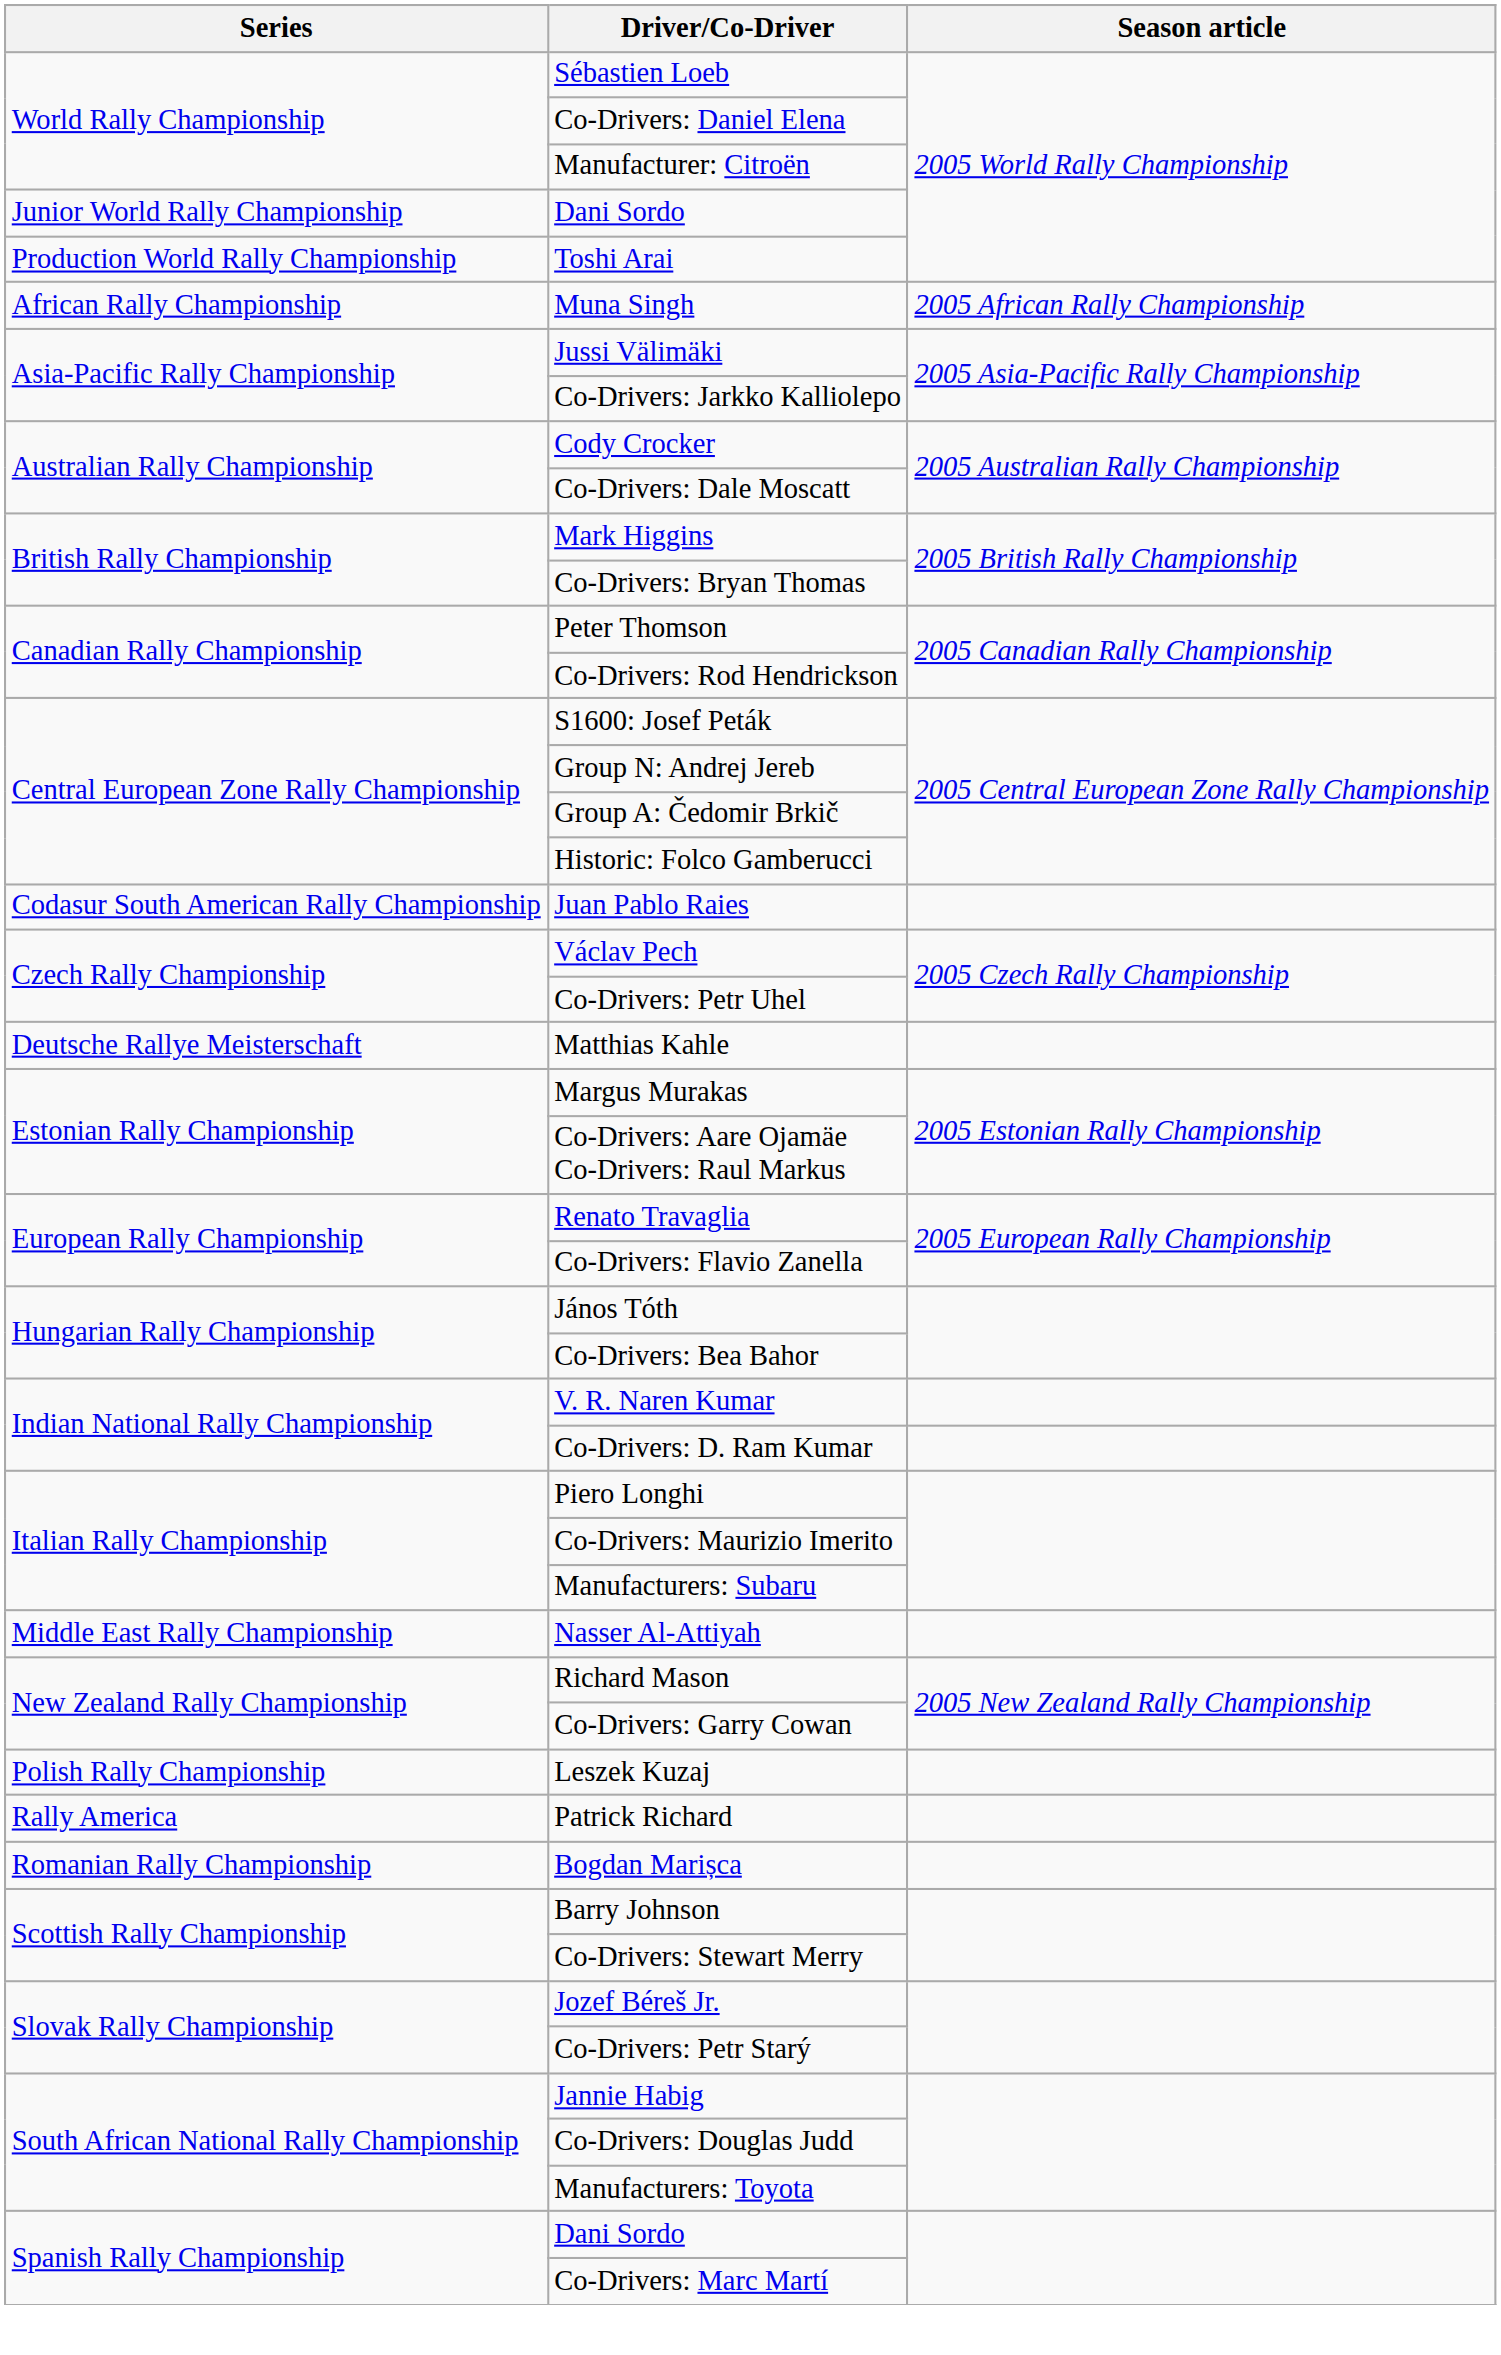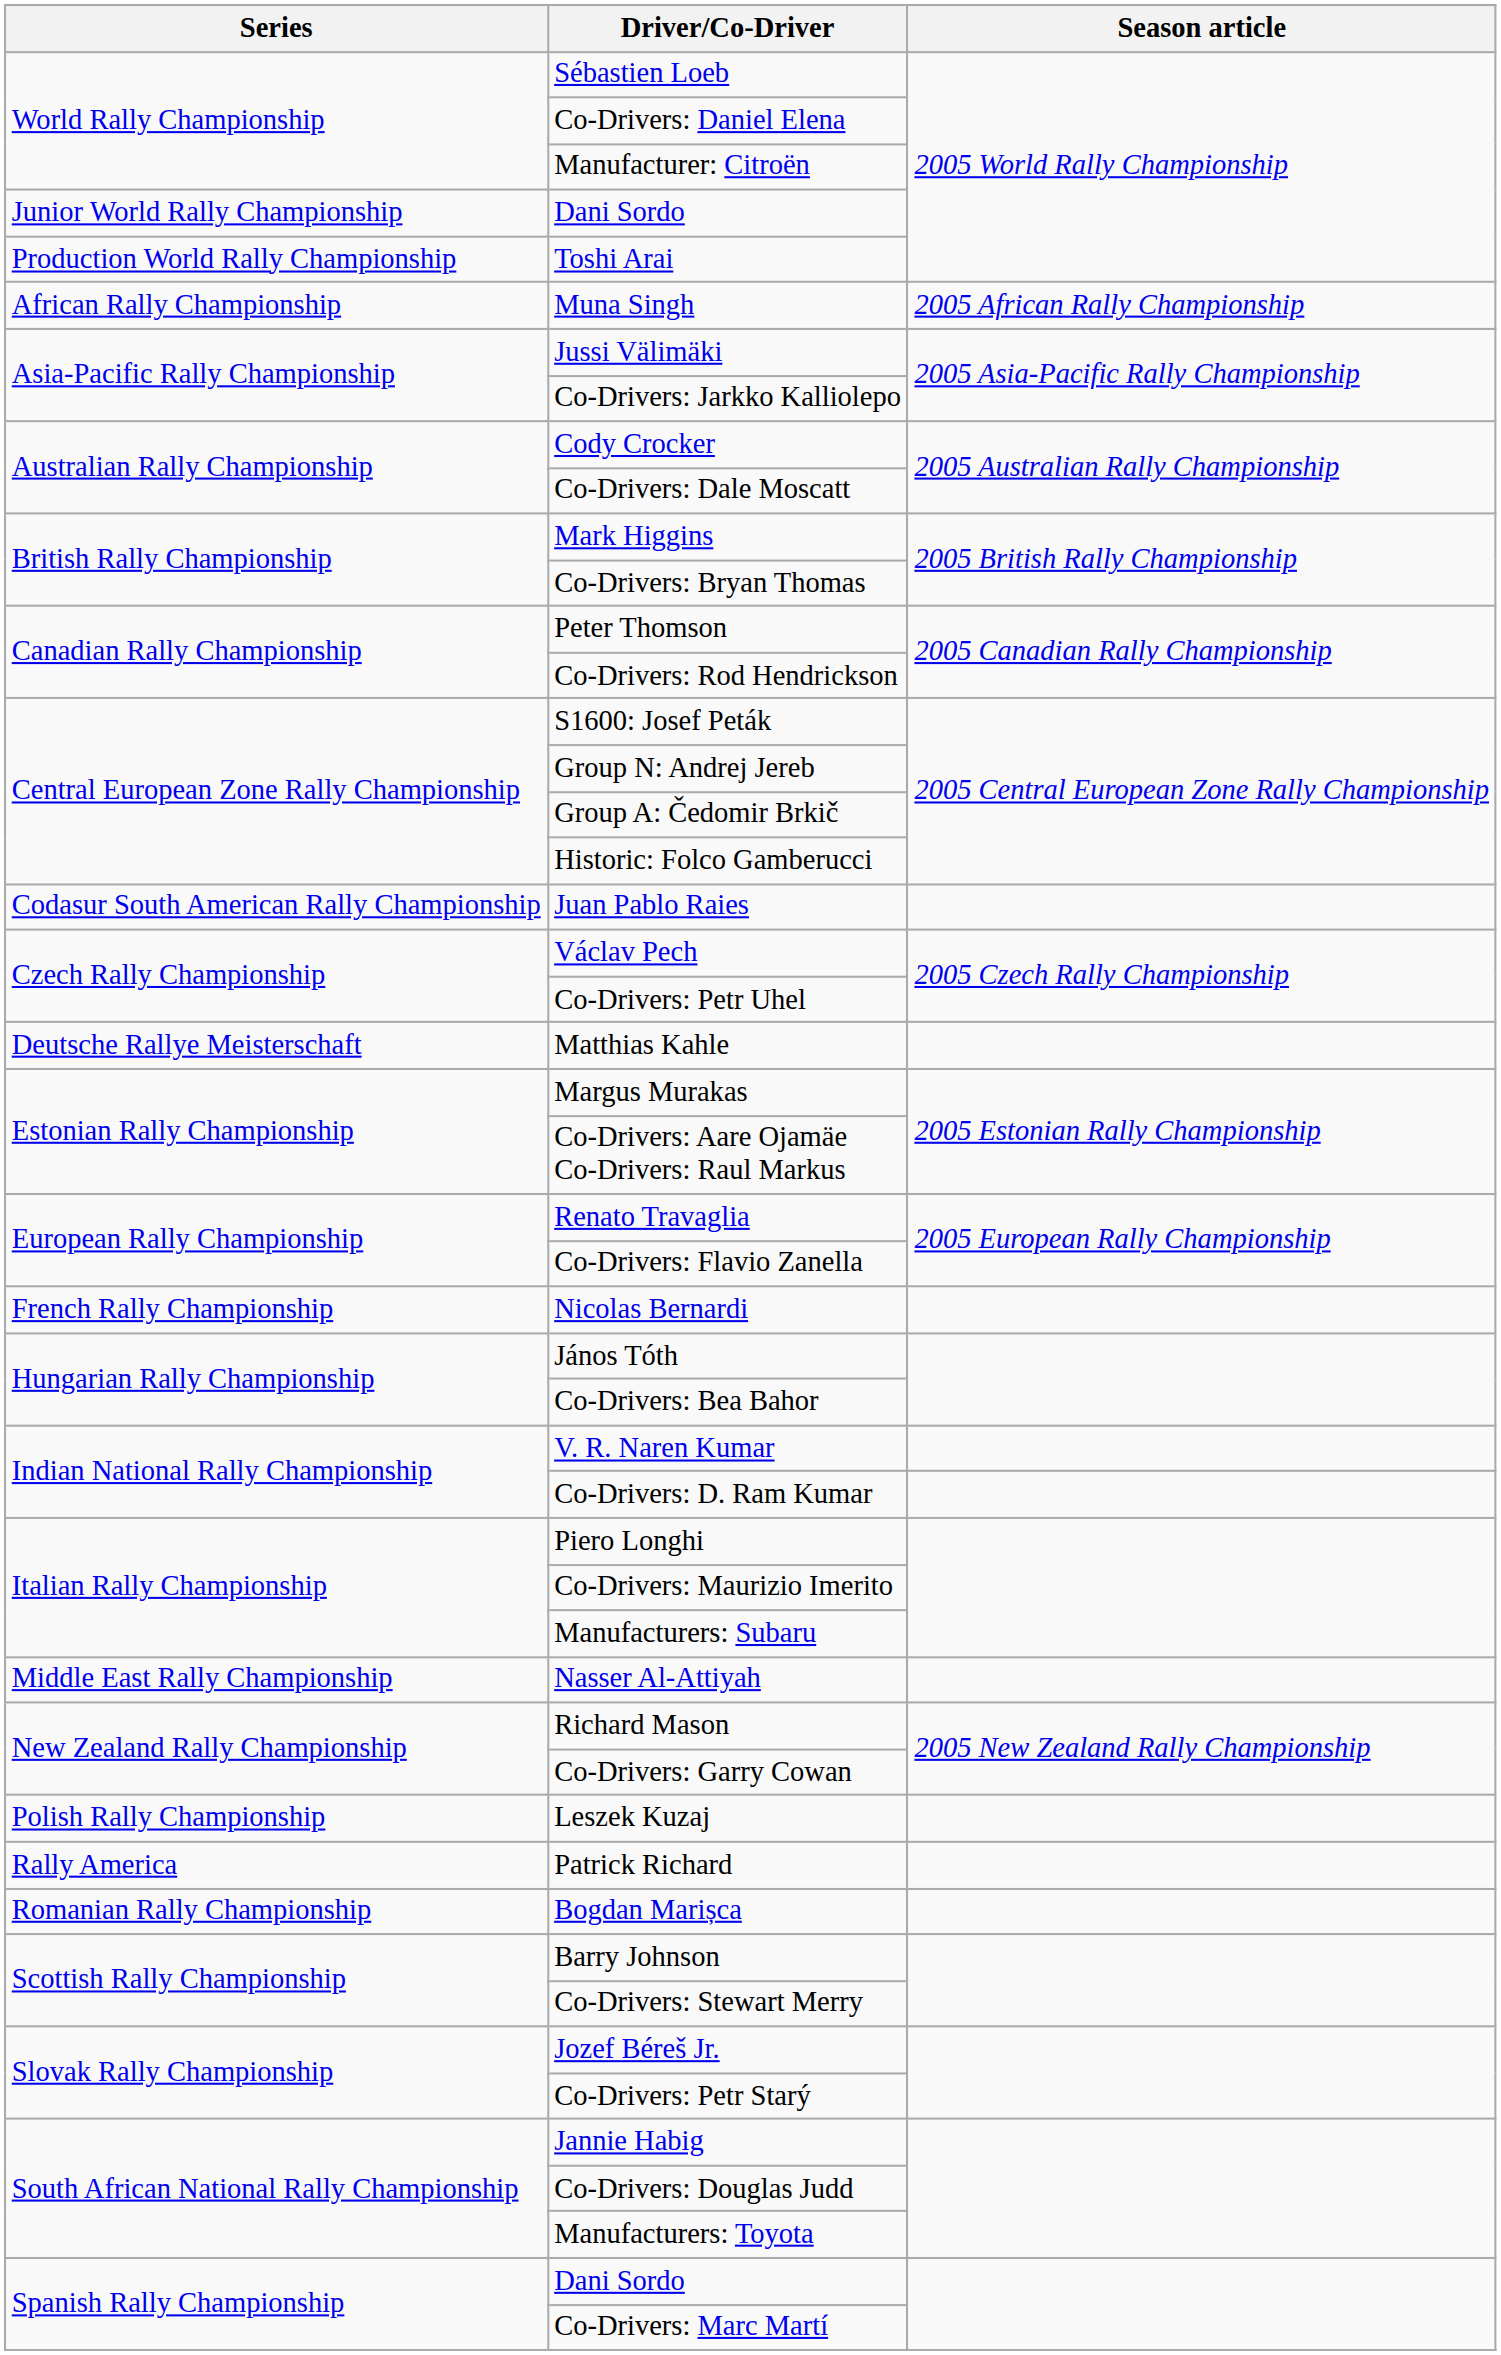+ row: (173, 1309)
